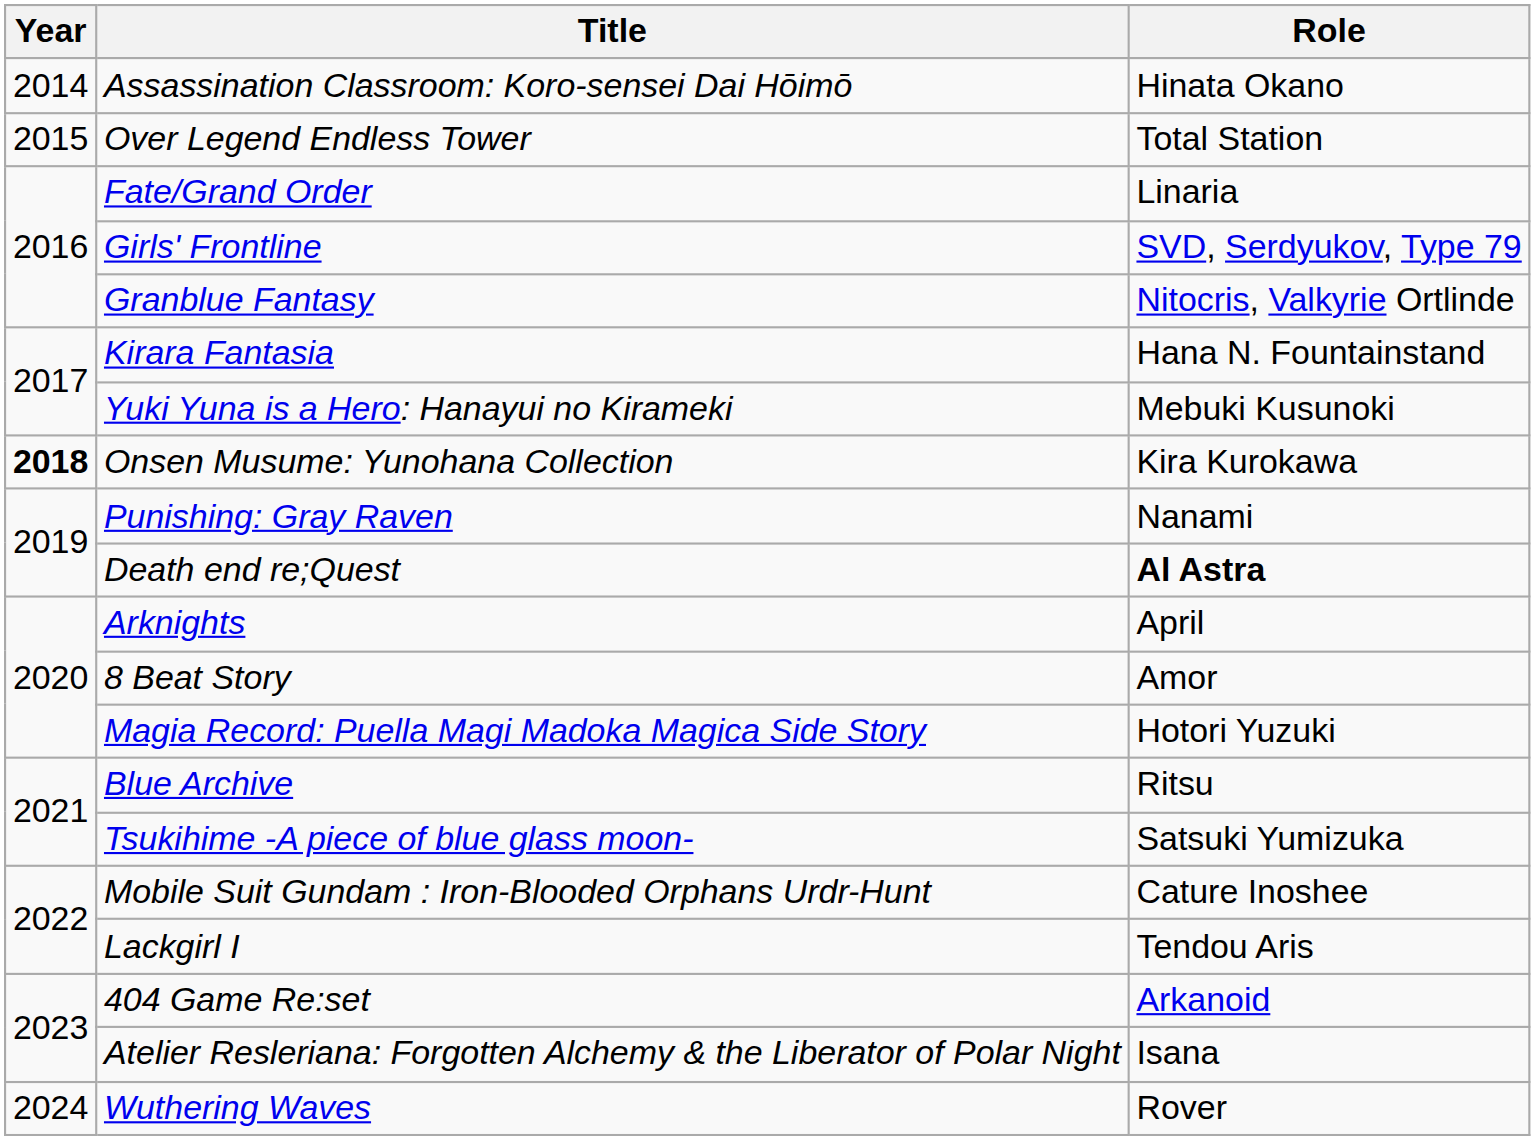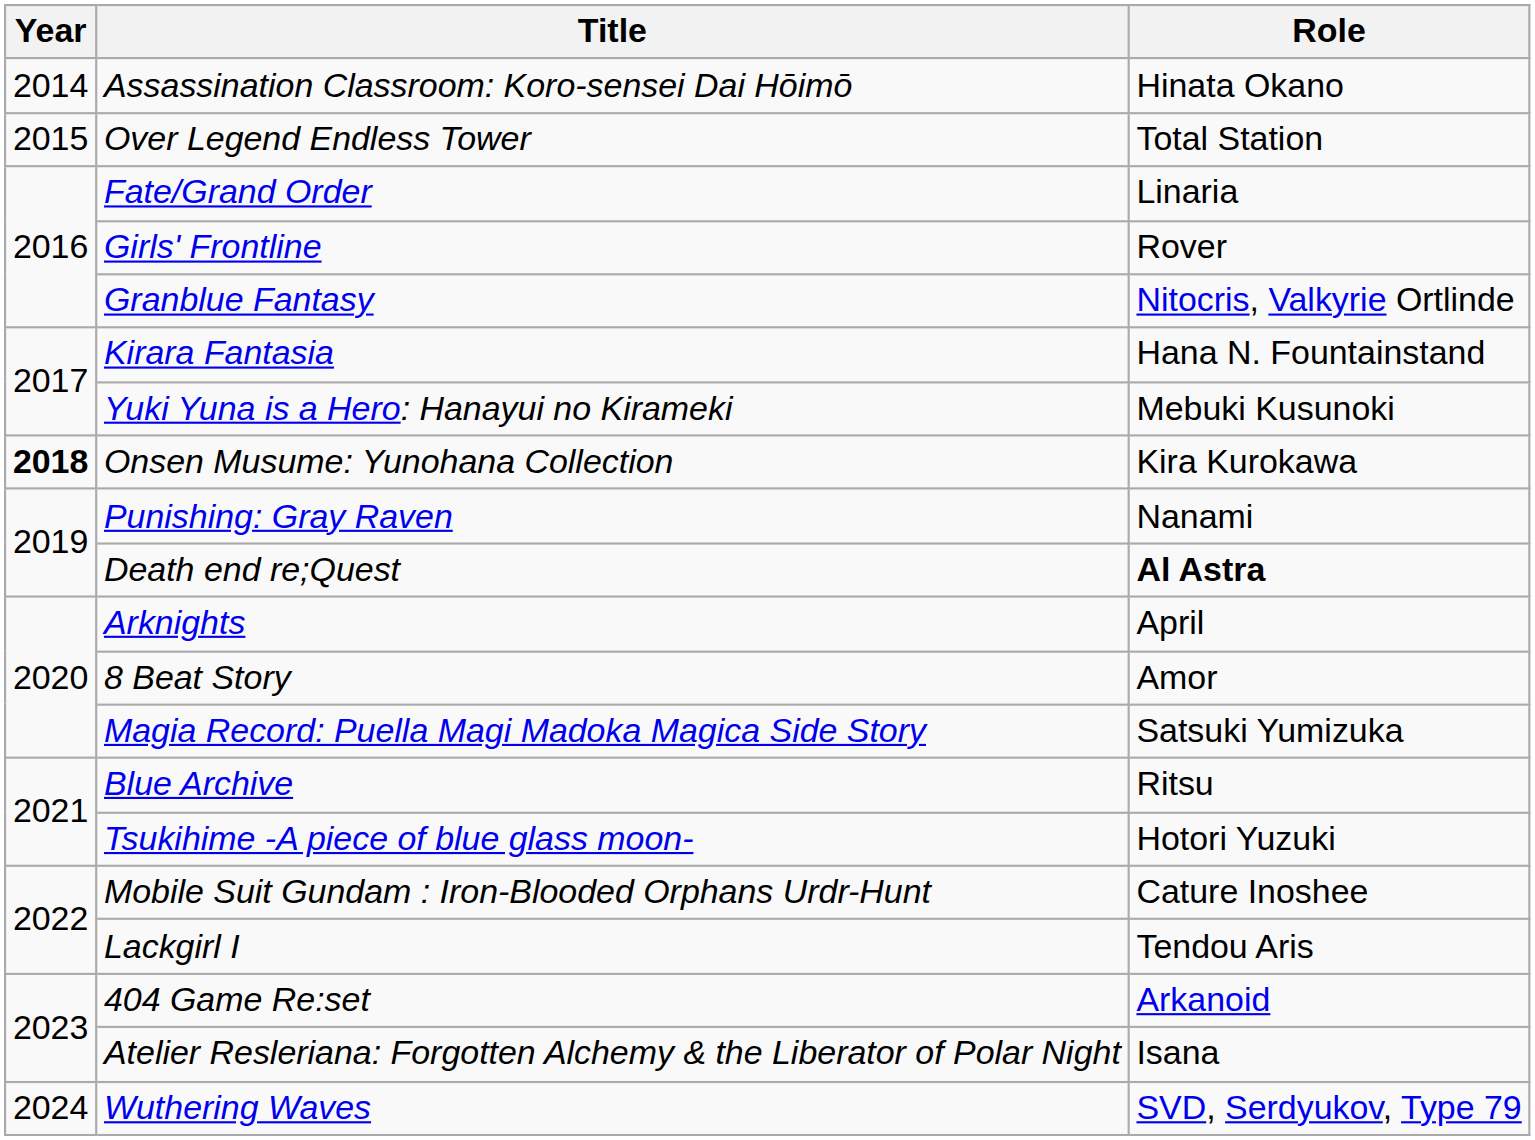(1329, 246) SVD, Serdyukov, Type 79 -> (1182, 246) Rover
(1236, 730) Hotori Yuzuki -> (1270, 730) Satsuki Yumizuka
(1270, 838) Satsuki Yumizuka -> (1236, 838) Hotori Yuzuki
(1182, 1107) Rover -> (1329, 1107) SVD, Serdyukov, Type 79
